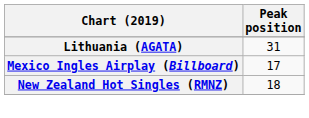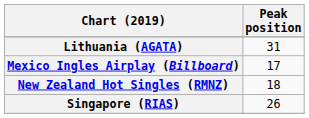+ row: (123, 104)
